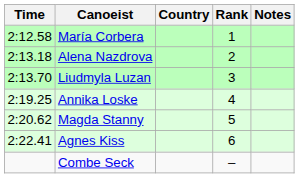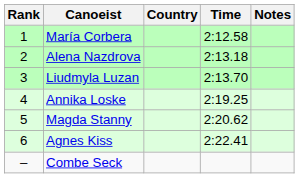columns swapped: (232, 15) <-> (30, 15)
